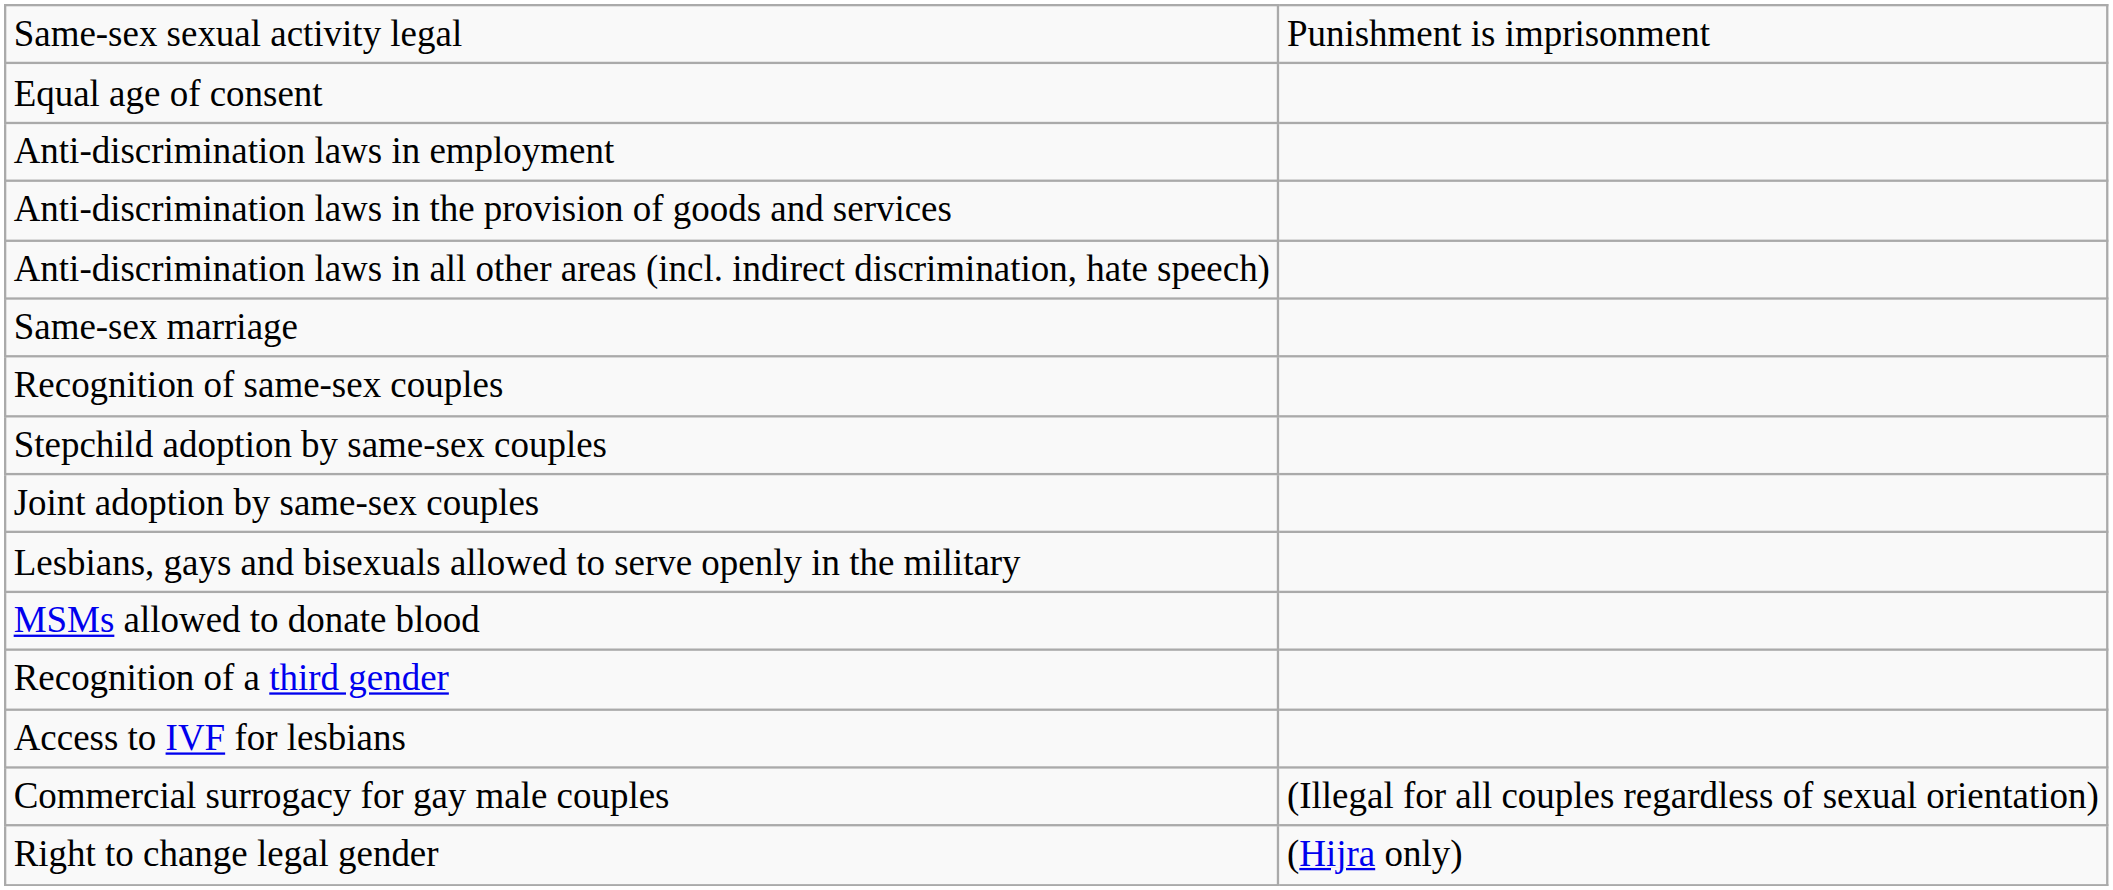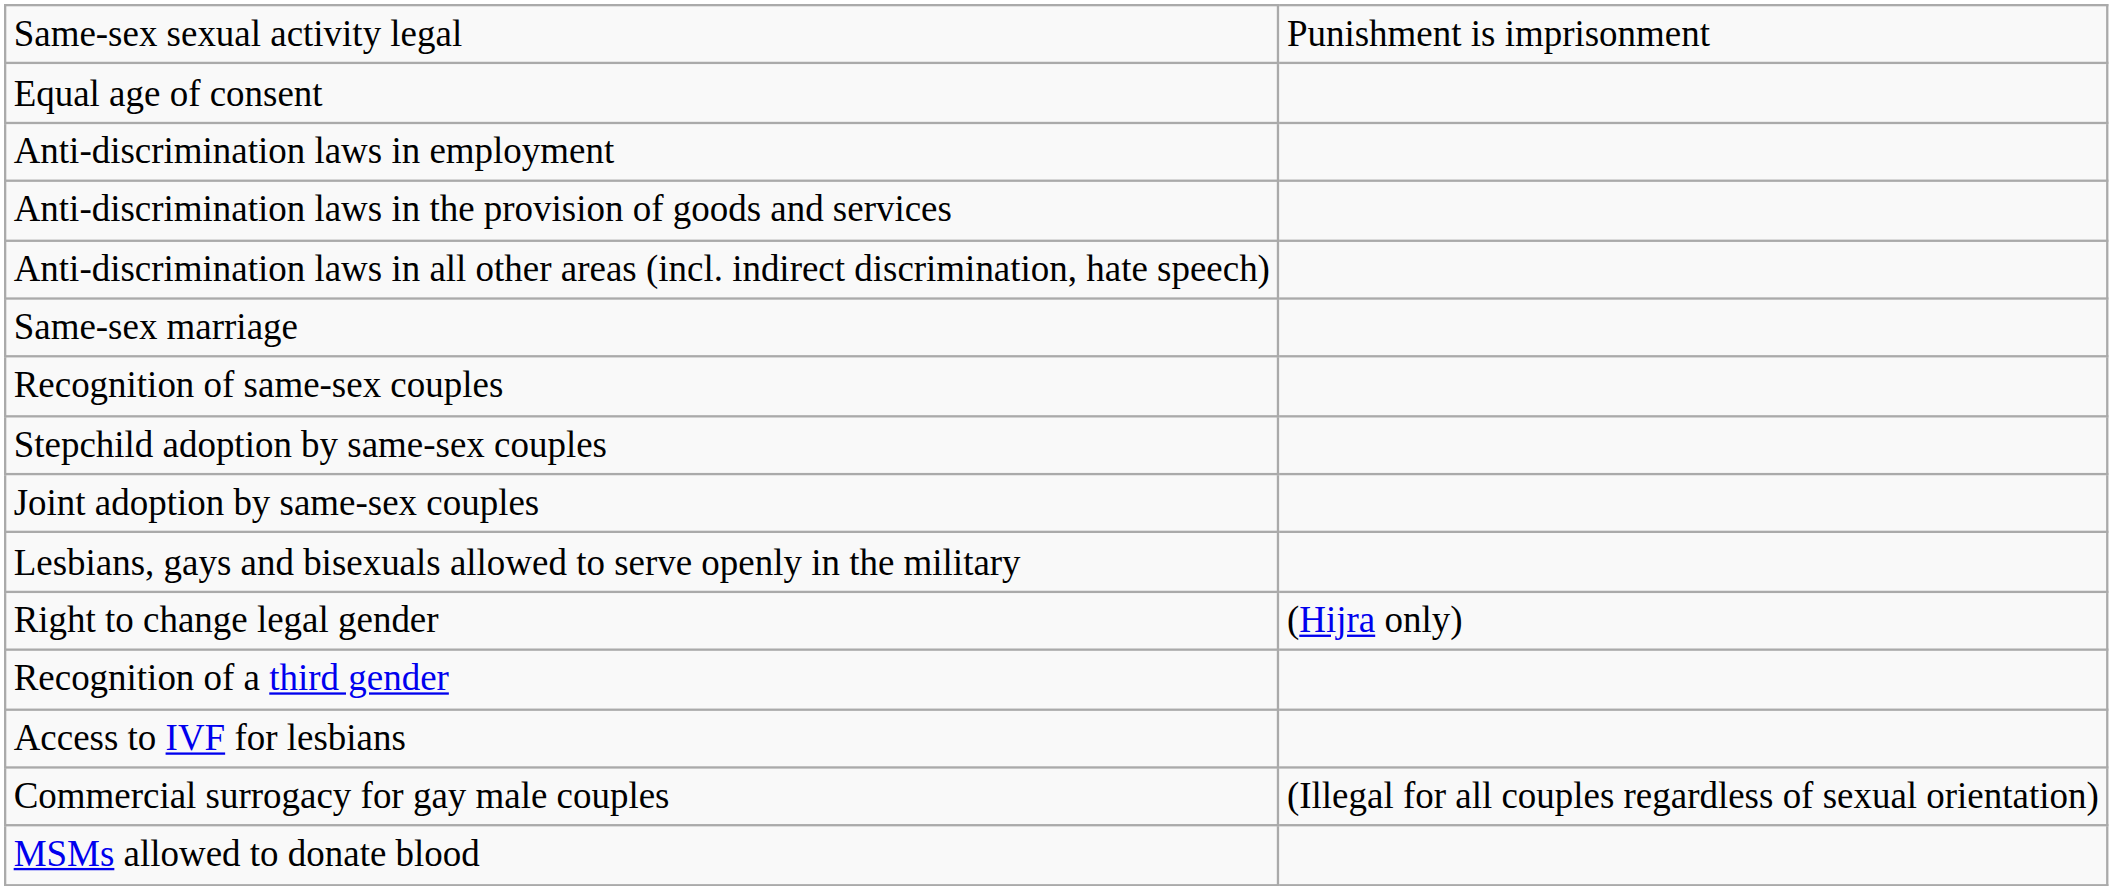rows swapped: (226, 854) <-> (247, 619)
